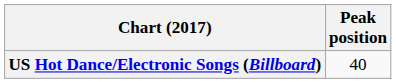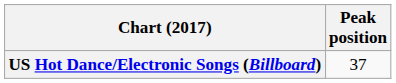(358, 64) 40 -> (358, 64) 37
